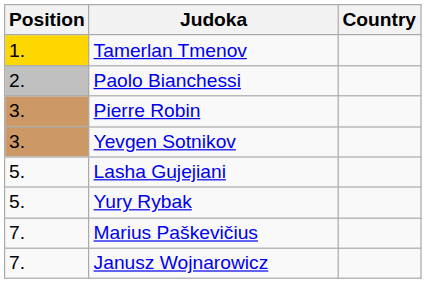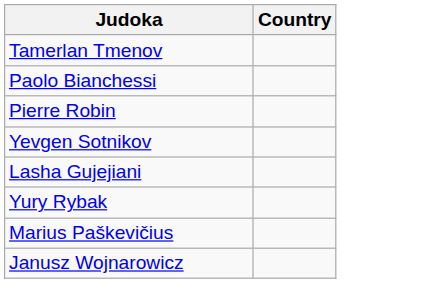- column: (47, 19)
